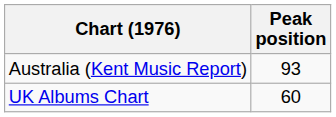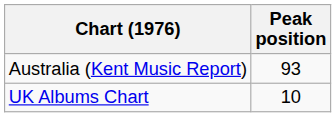(291, 97) 60 -> (291, 97) 10
